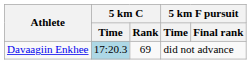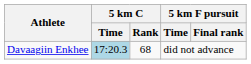(145, 50) 69 -> (145, 50) 68
